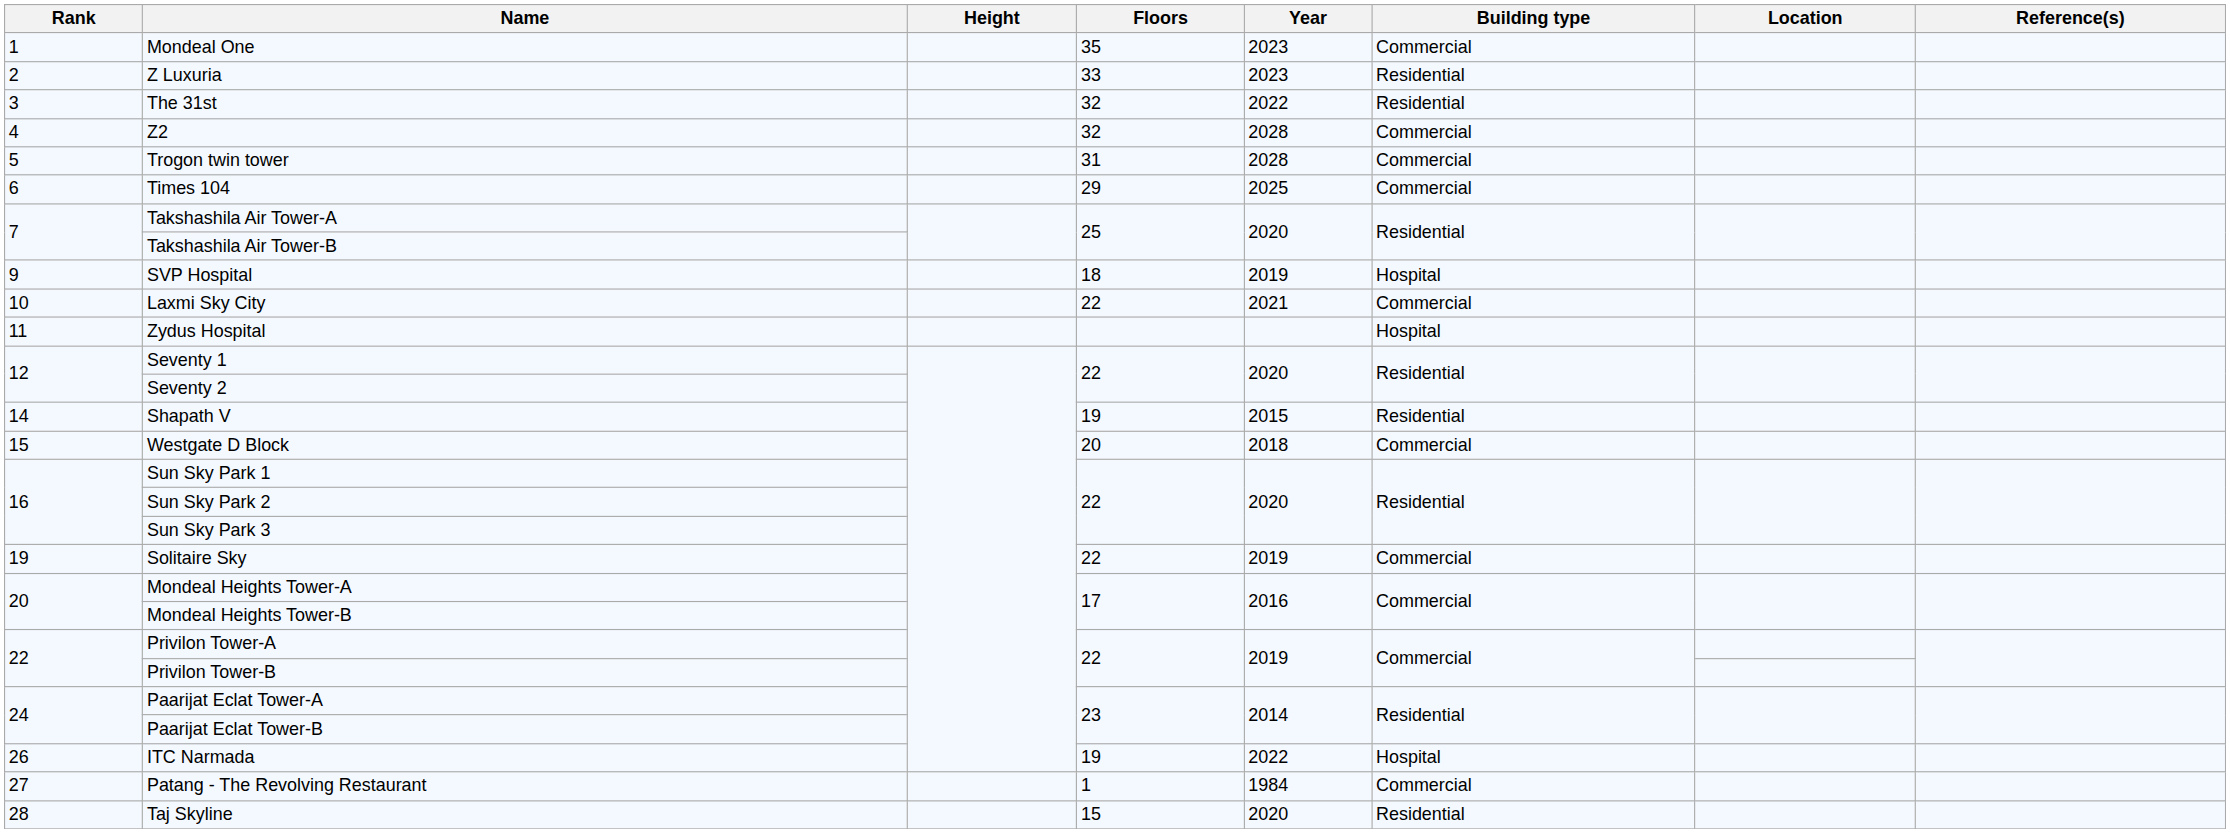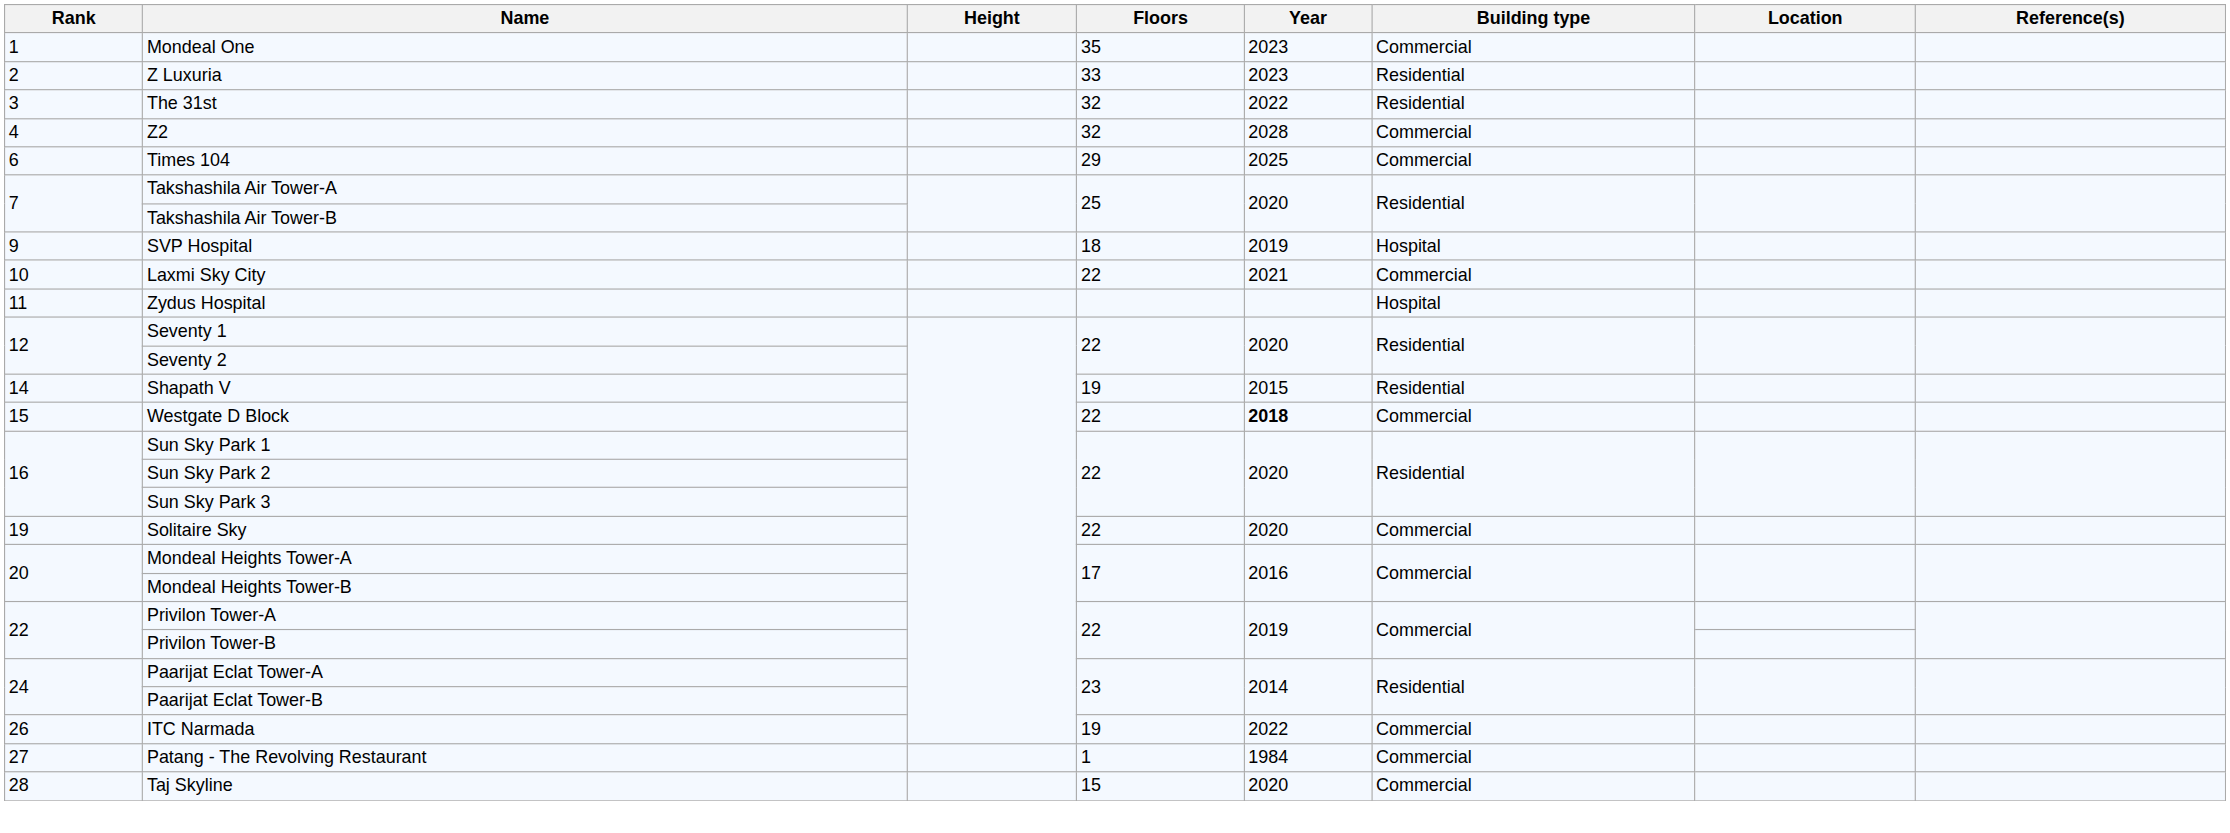- row: (218, 160)
(1091, 445) 20 -> (1091, 416) 22
(1268, 445) normal -> (1268, 416) bold
(1268, 558) 2019 -> (1268, 530) 2020
(1408, 757) Hospital -> (1424, 729) Commercial
(1420, 814) Residential -> (1424, 786) Commercial
